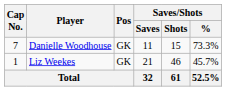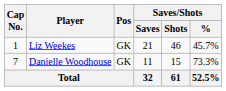rows swapped: (52, 61) <-> (70, 45)
